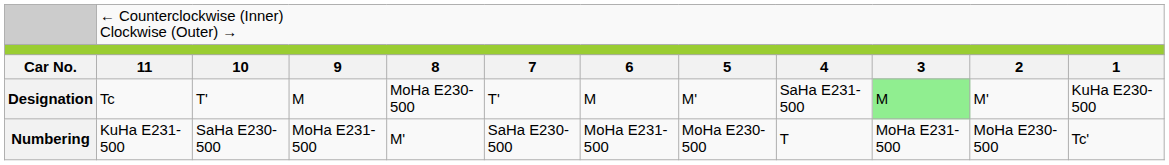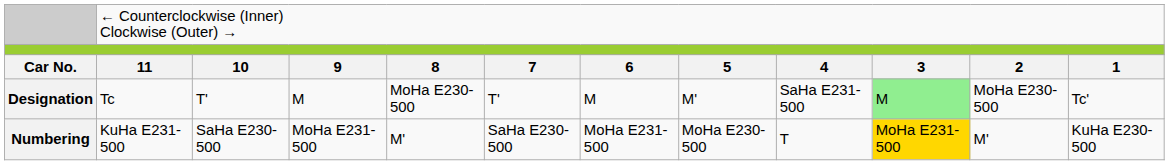(981, 98) M' -> (1015, 98) MoHa E230-500
(1112, 98) KuHa E230-500 -> (1080, 98) Tc'
(917, 139) no background -> (917, 139) gold background
(1015, 139) MoHa E230-500 -> (981, 139) M'
(1080, 139) Tc' -> (1112, 139) KuHa E230-500
